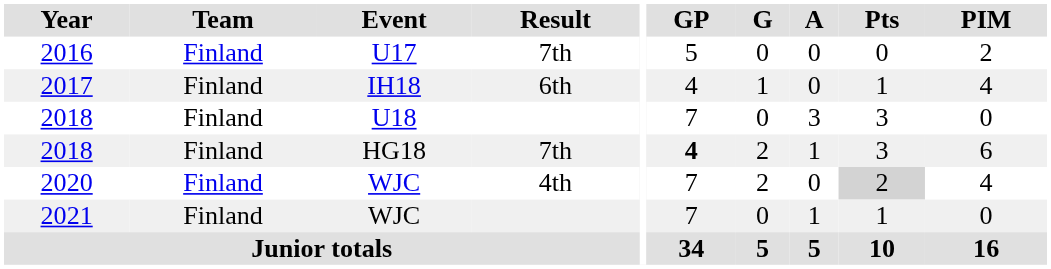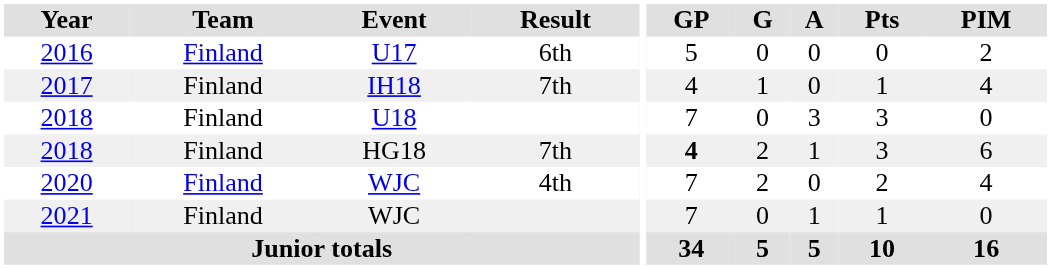(555, 52) 7th -> (555, 52) 6th
(555, 85) 6th -> (555, 85) 7th
(882, 182) lightgrey background -> (882, 182) no background
